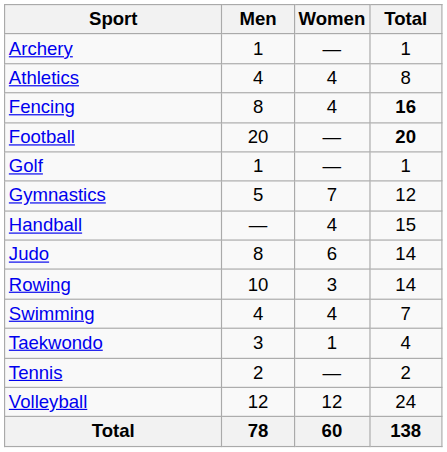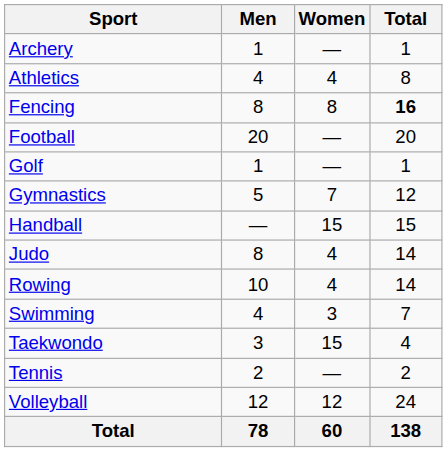(332, 107) 4 -> (332, 107) 8
(406, 136) bold -> (406, 136) normal
(332, 225) 4 -> (332, 225) 15
(332, 254) 6 -> (332, 254) 4
(332, 284) 3 -> (332, 284) 4
(332, 313) 4 -> (332, 313) 3
(332, 343) 1 -> (332, 343) 15
